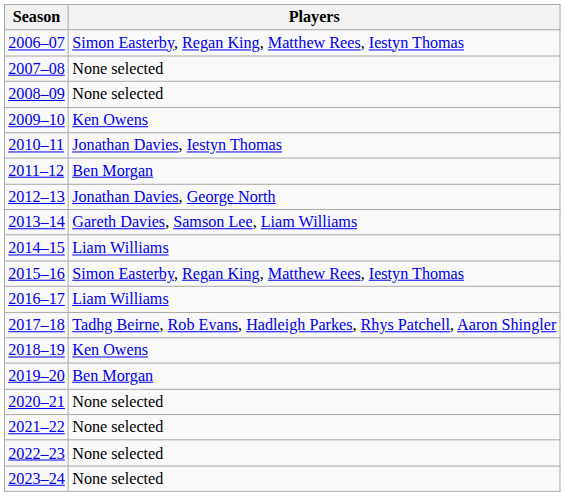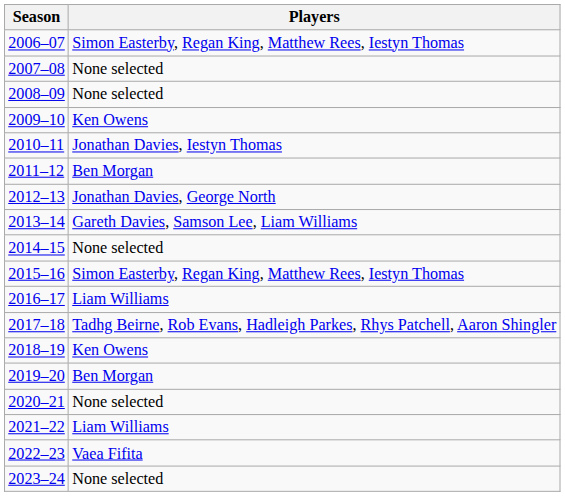(120, 247) Liam Williams -> (118, 247) None selected
(118, 427) None selected -> (120, 427) Liam Williams
(118, 453) None selected -> (107, 453) Vaea Fifita
